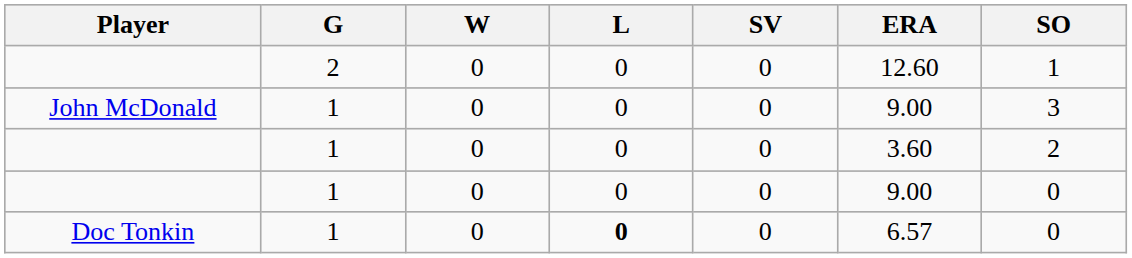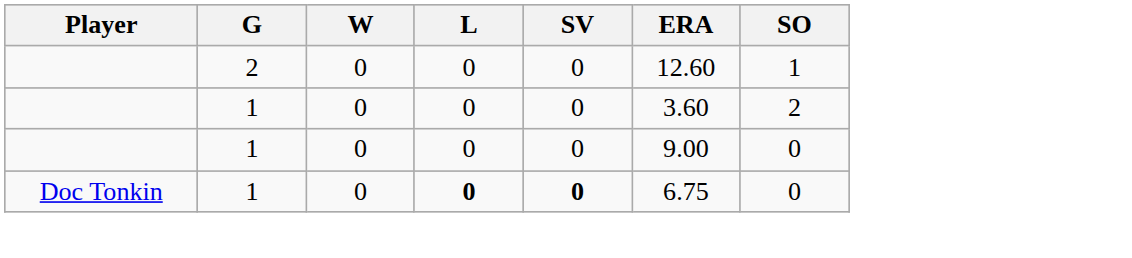- row: (133, 107)
(765, 231) normal -> (577, 190) bold
(909, 231) 6.57 -> (686, 190) 6.75
